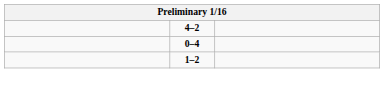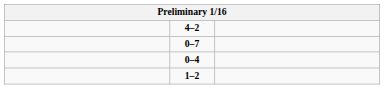+ row: (192, 44)
